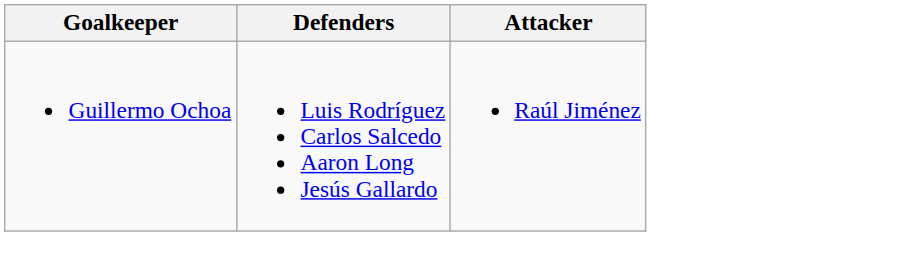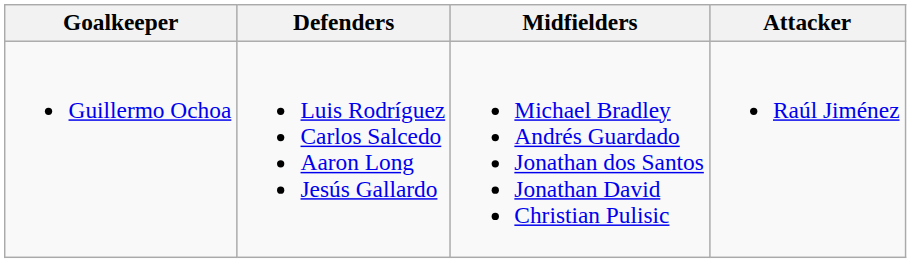+ column: (580, 23)
